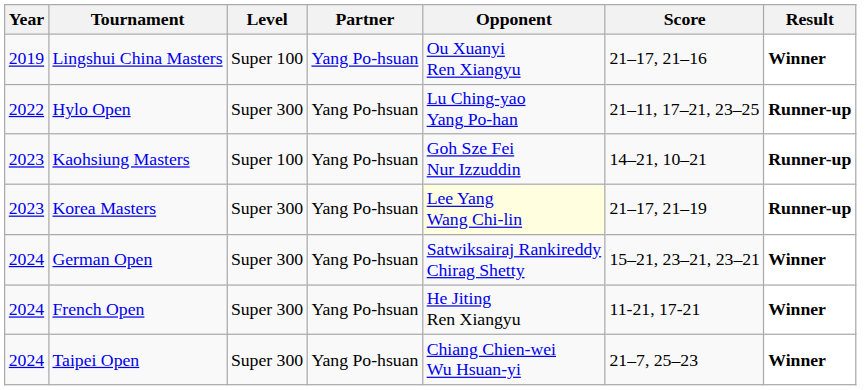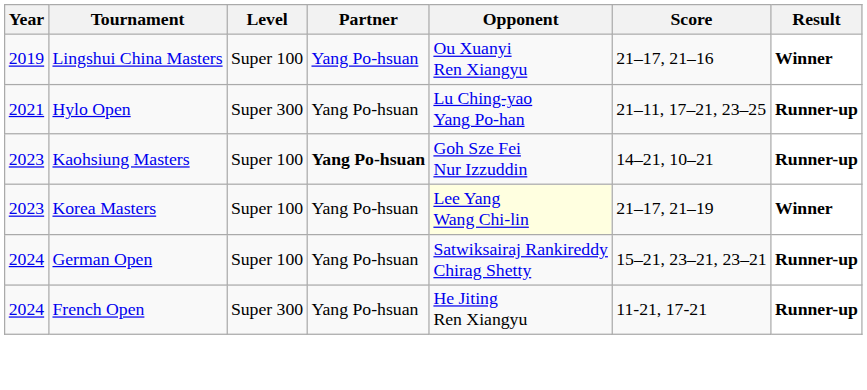(26, 109) 2022 -> (26, 109) 2021
(365, 159) normal -> (368, 159) bold
(267, 209) Super 300 -> (267, 209) Super 100
(810, 209) Runner-up -> (804, 209) Winner
(267, 259) Super 300 -> (267, 259) Super 100
(797, 259) Winner -> (816, 259) Runner-up
(797, 309) Winner -> (816, 309) Runner-up
- row: (96, 359)
